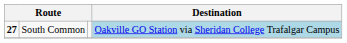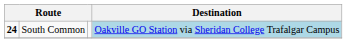(12, 29) 27 -> (12, 29) 24
